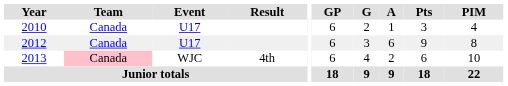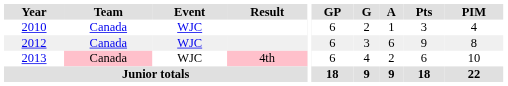(190, 27) U17 -> (190, 27) WJC
(190, 43) U17 -> (190, 43) WJC
(267, 58) no background -> (267, 58) pink background
